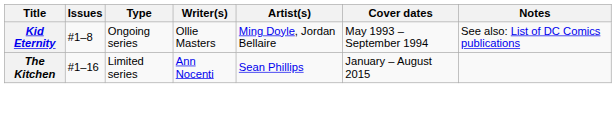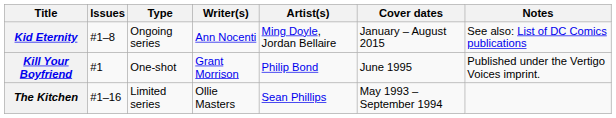(196, 37) Ollie Masters -> (226, 37) Ann Nocenti
(387, 37) May 1993 – September 1994 -> (403, 37) January – August 2015
+ row: (46, 67)
(195, 67) Ann Nocenti -> (215, 98) Ollie Masters
(389, 67) January – August 2015 -> (401, 98) May 1993 – September 1994
